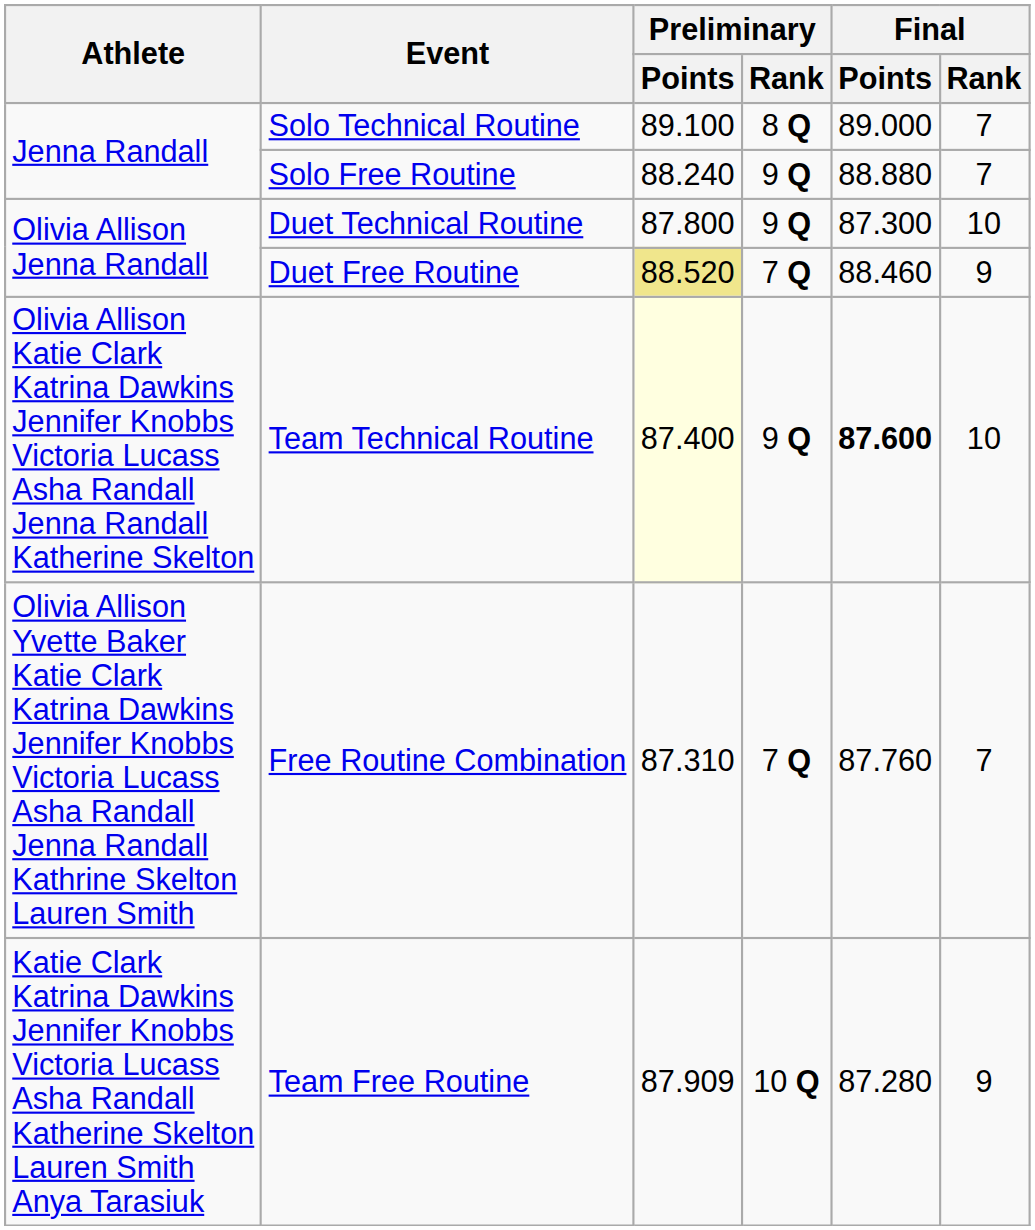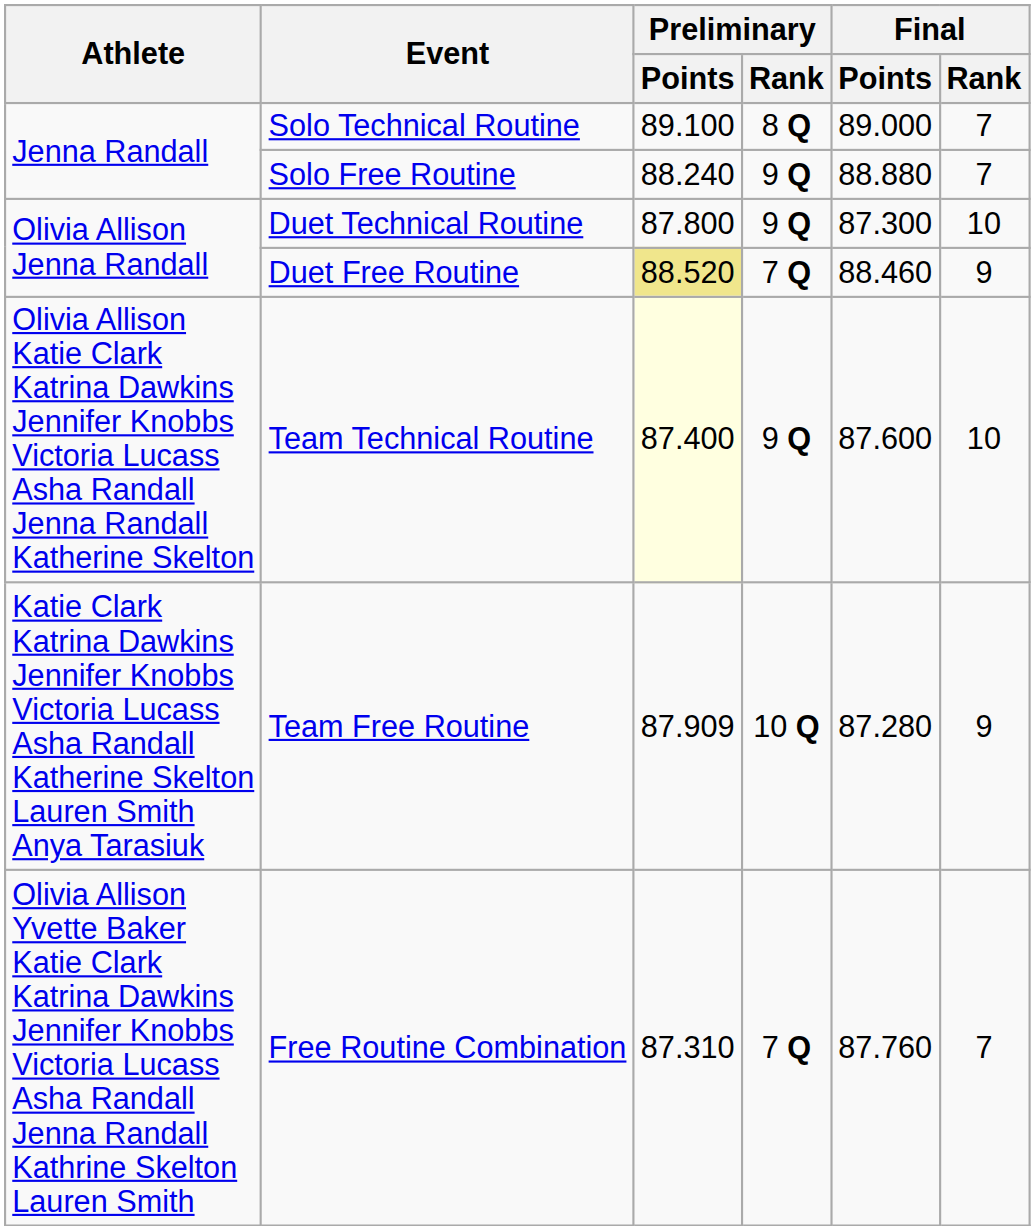(885, 440) bold -> (885, 440) normal
rows swapped: (399, 1082) <-> (448, 761)
